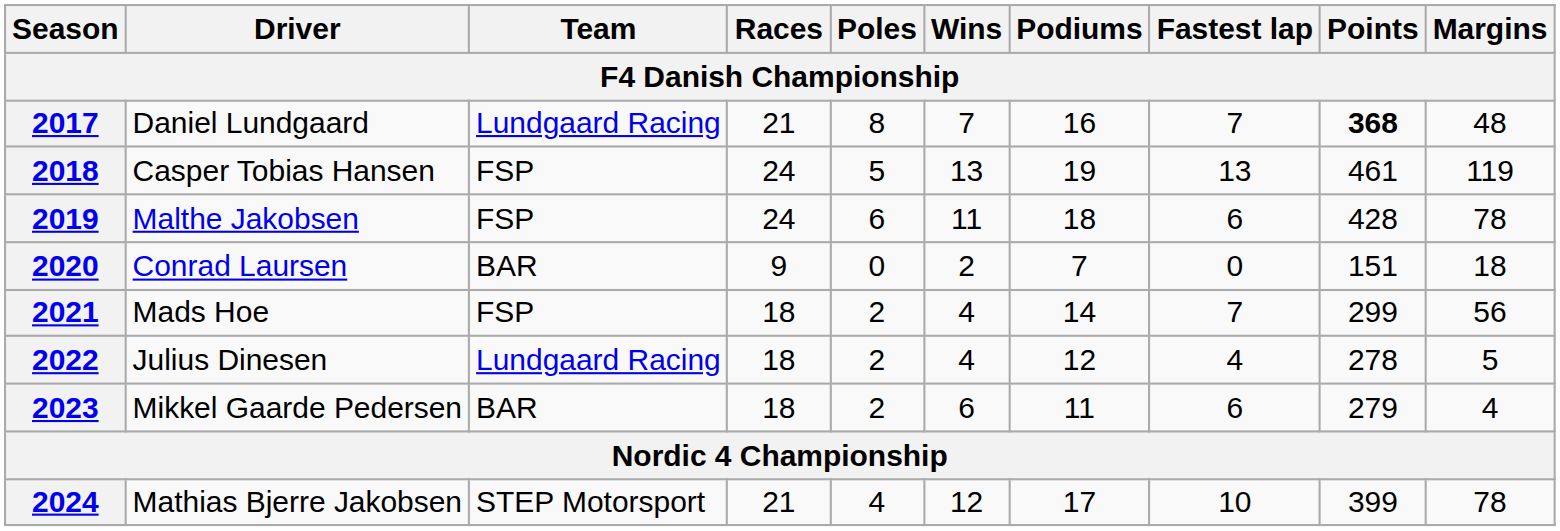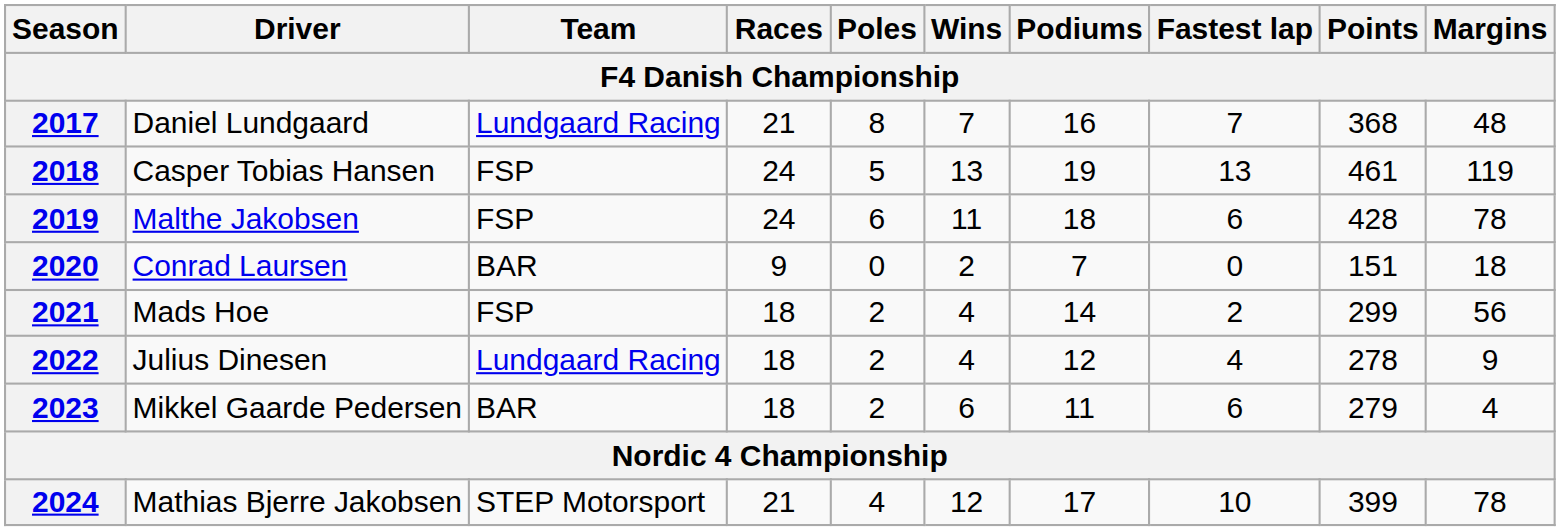(1373, 124) bold -> (1373, 124) normal
(1235, 313) 7 -> (1235, 313) 2
(1490, 360) 5 -> (1490, 360) 9
